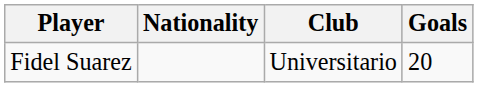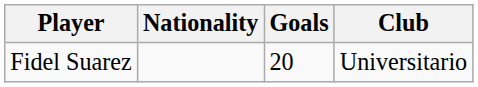columns swapped: (438, 23) <-> (333, 23)
